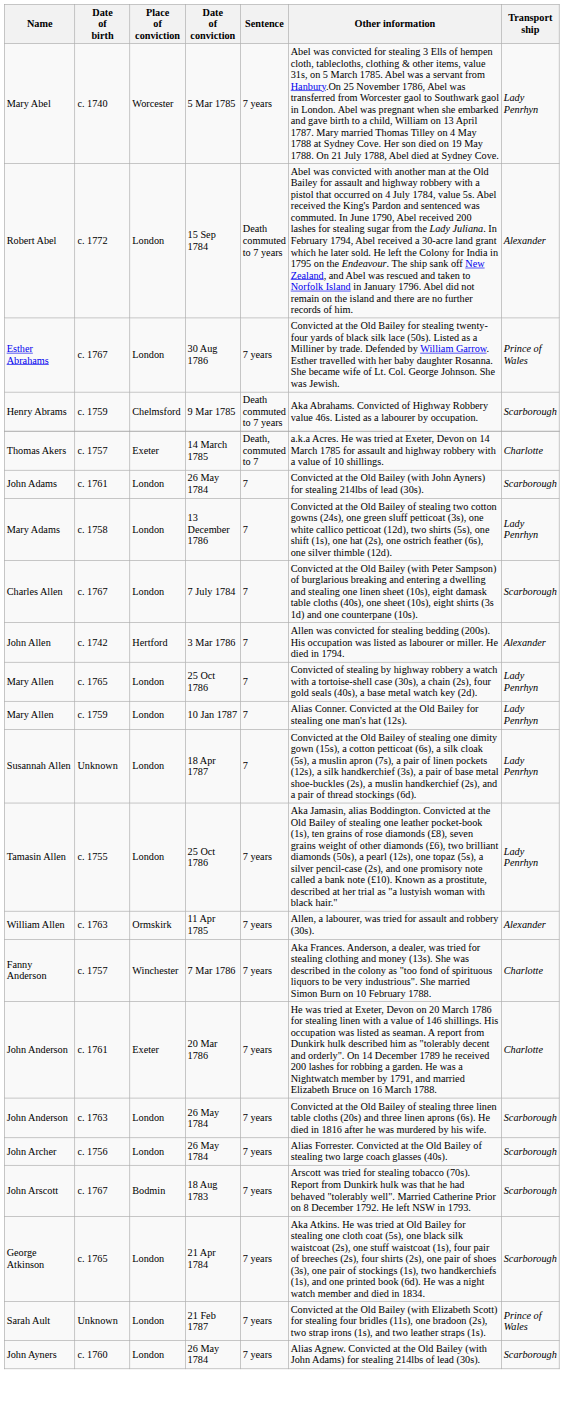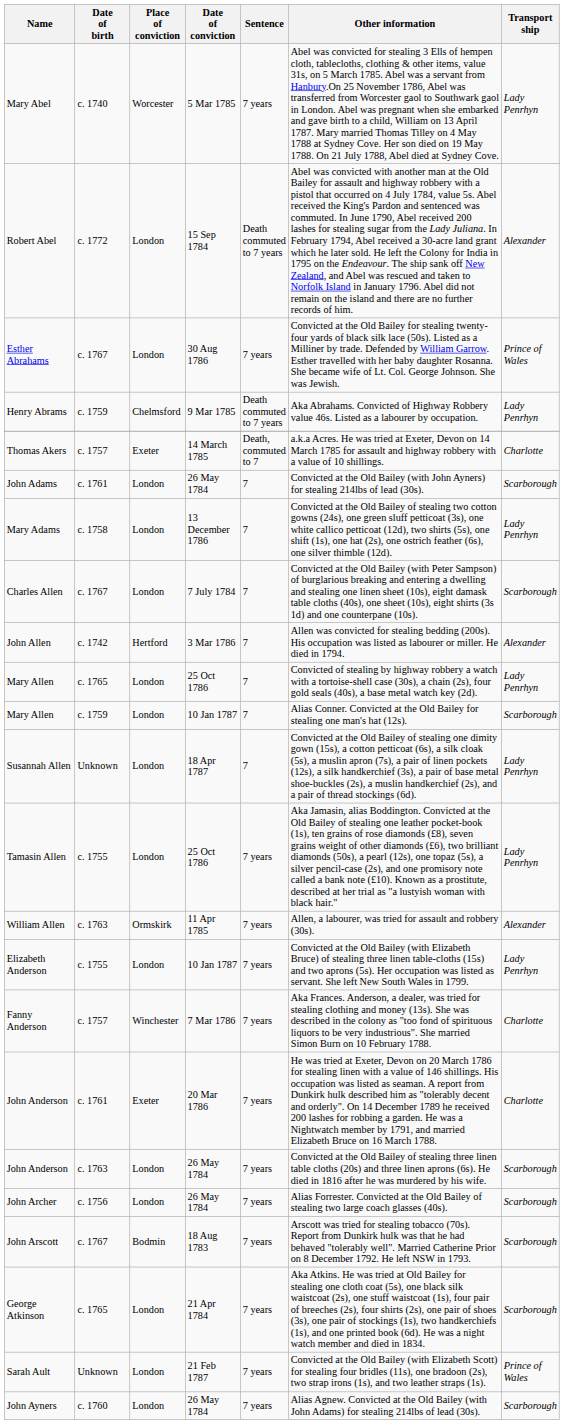(530, 411) Scarborough -> (521, 411) Lady Penrhyn
(521, 715) Lady Penrhyn -> (530, 715) Scarborough
+ row: (27, 964)
